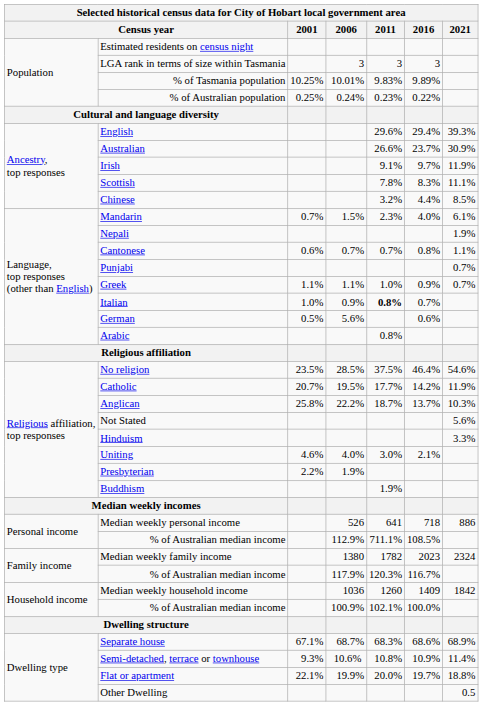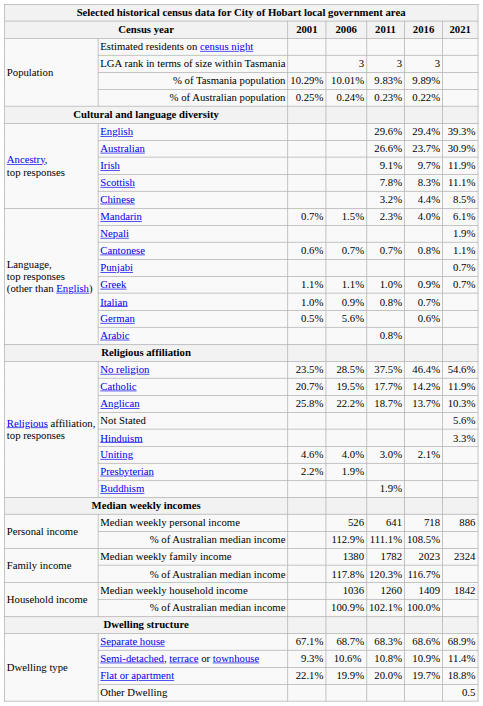(307, 81) 10.25% -> (307, 81) 10.29%
(389, 302) bold -> (390, 302) normal
(386, 540) 711.1% -> (386, 540) 111.1%
(348, 574) 117.9% -> (348, 574) 117.8%
